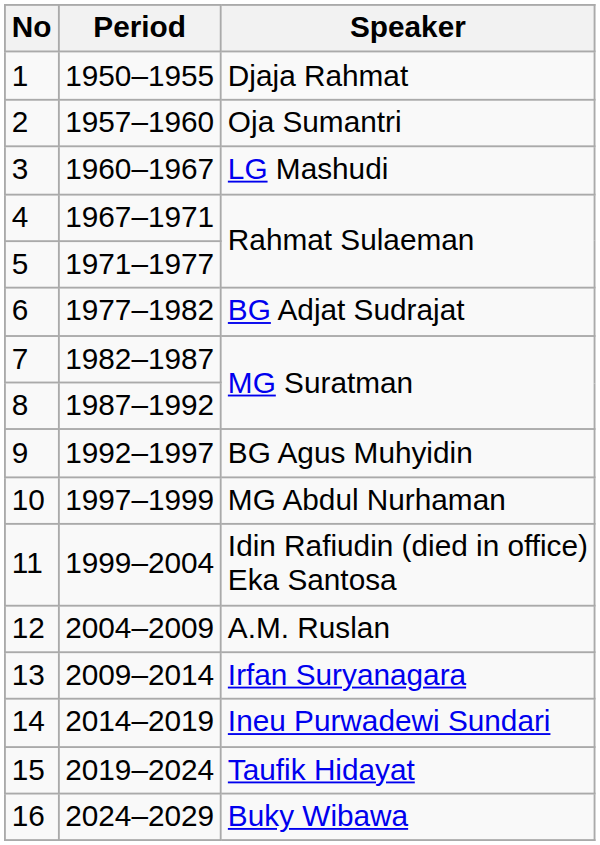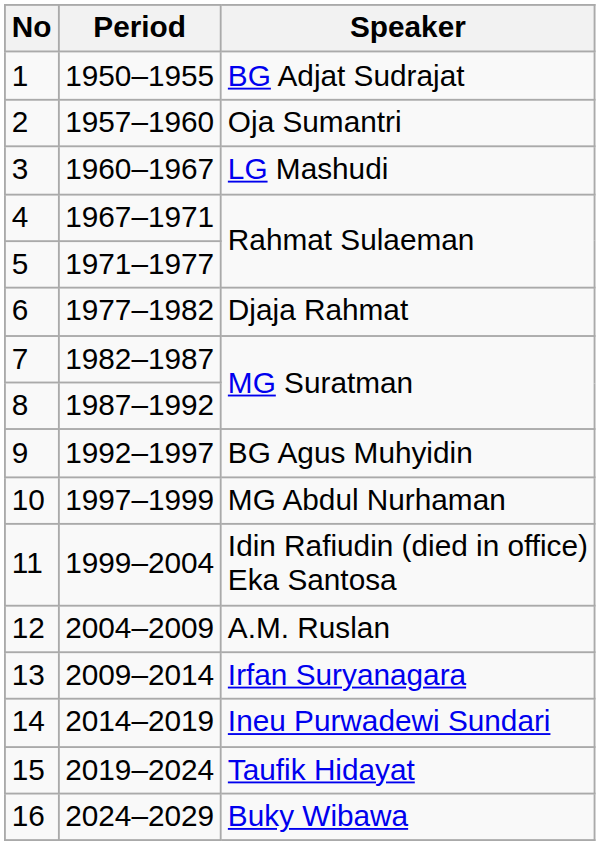(318, 75) Djaja Rahmat -> (346, 75) BG Adjat Sudrajat
(346, 311) BG Adjat Sudrajat -> (318, 311) Djaja Rahmat
